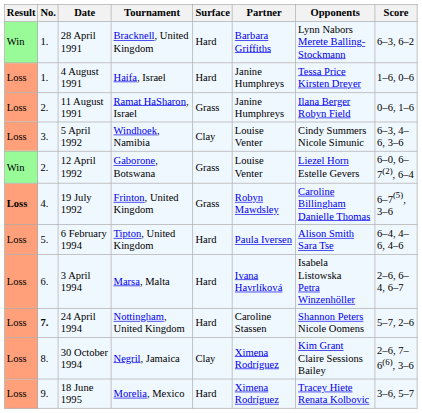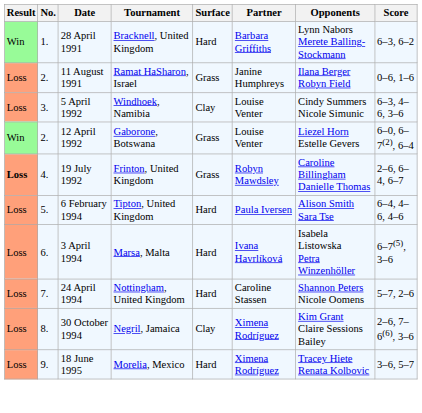- row: (80, 77)
(391, 203) 6–7(5), 3–6 -> (393, 174) 2–6, 6–4, 6–7
(393, 280) 2–6, 6–4, 6–7 -> (391, 251) 6–7(5), 3–6
(44, 322) bold -> (44, 293) normal
